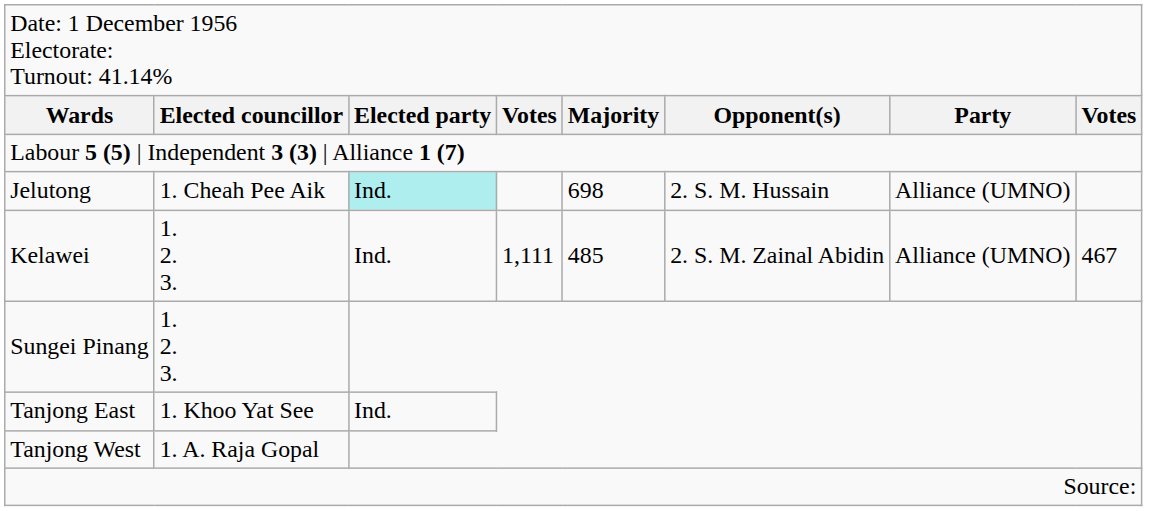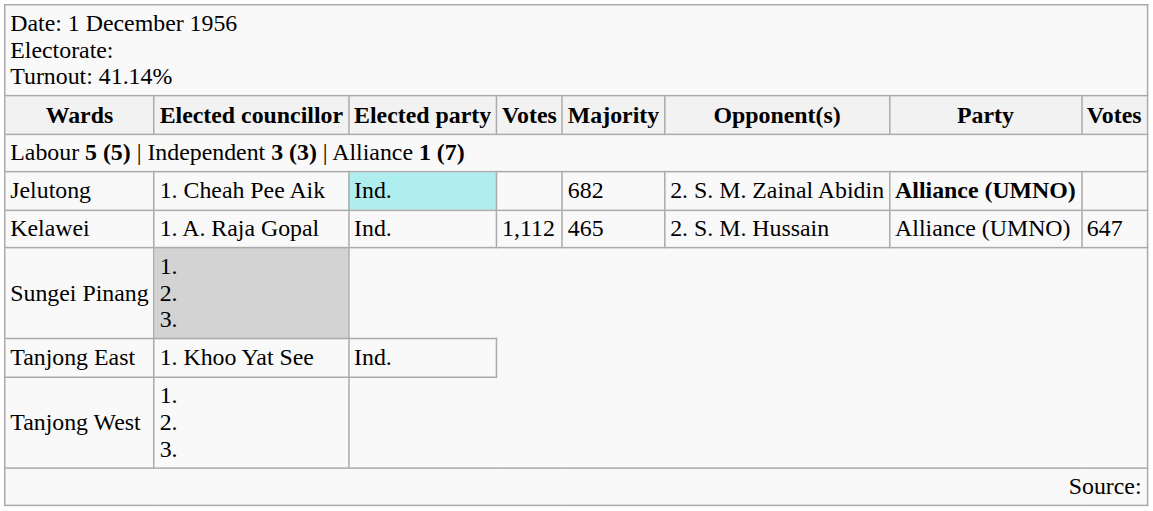(586, 190) 698 -> (586, 190) 682
(750, 190) 2. S. M. Hussain -> (777, 190) 2. S. M. Zainal Abidin
(983, 190) normal -> (985, 190) bold
(169, 255) 1. 2. 3. -> (239, 228) 1. A. Raja Gopal
(528, 255) 1,111 -> (528, 228) 1,112
(586, 255) 485 -> (586, 228) 465
(777, 255) 2. S. M. Zainal Abidin -> (750, 228) 2. S. M. Hussain
(1099, 255) 467 -> (1105, 228) 647
(169, 346) no background -> (169, 292) lightgrey background
(239, 448) 1. A. Raja Gopal -> (169, 422) 1. 2. 3.
